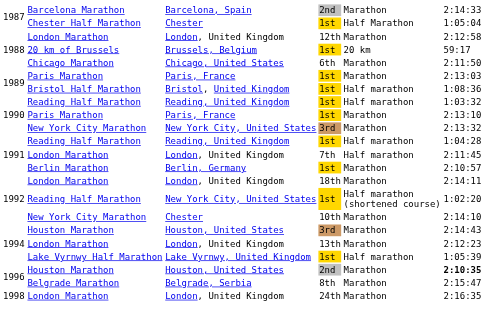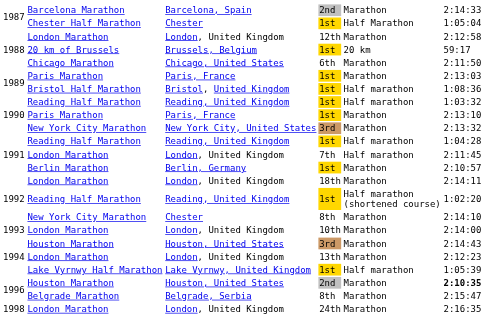(241, 199) New York City, United States -> (227, 199) Reading, United Kingdom
(330, 217) 10th -> (327, 217) 8th
+ row: (14, 230)
